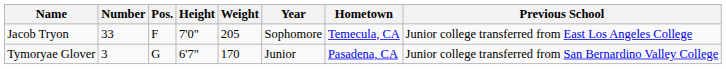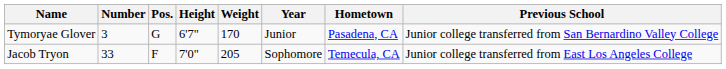rows swapped: (51, 53) <-> (38, 34)
